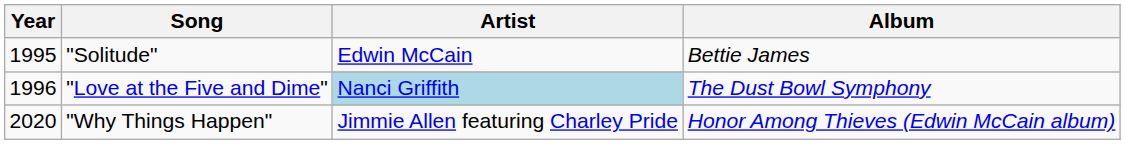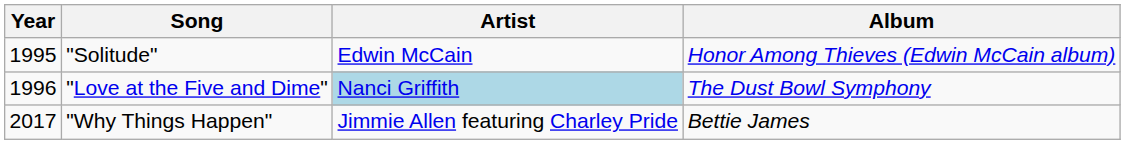(749, 54) Bettie James -> (902, 54) Honor Among Thieves (Edwin McCain album)
(33, 121) 2020 -> (33, 121) 2017
(902, 121) Honor Among Thieves (Edwin McCain album) -> (749, 121) Bettie James
